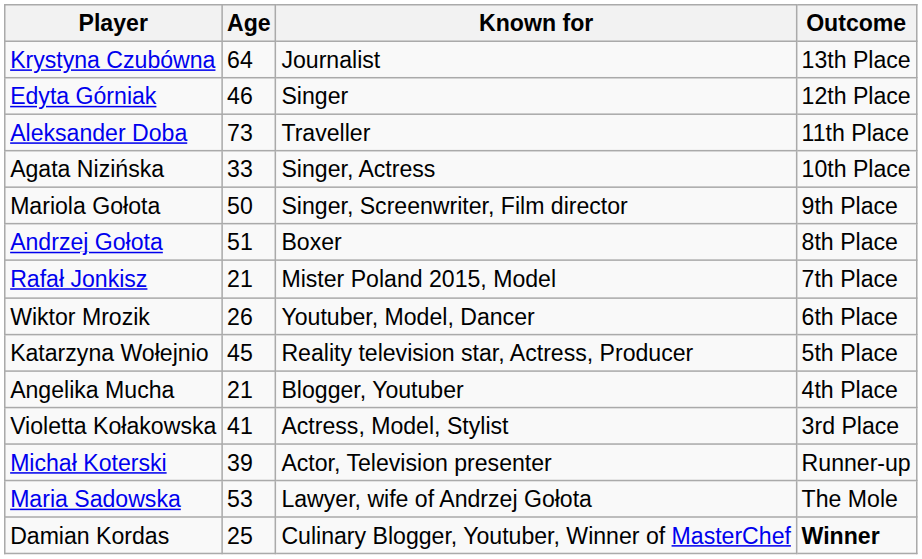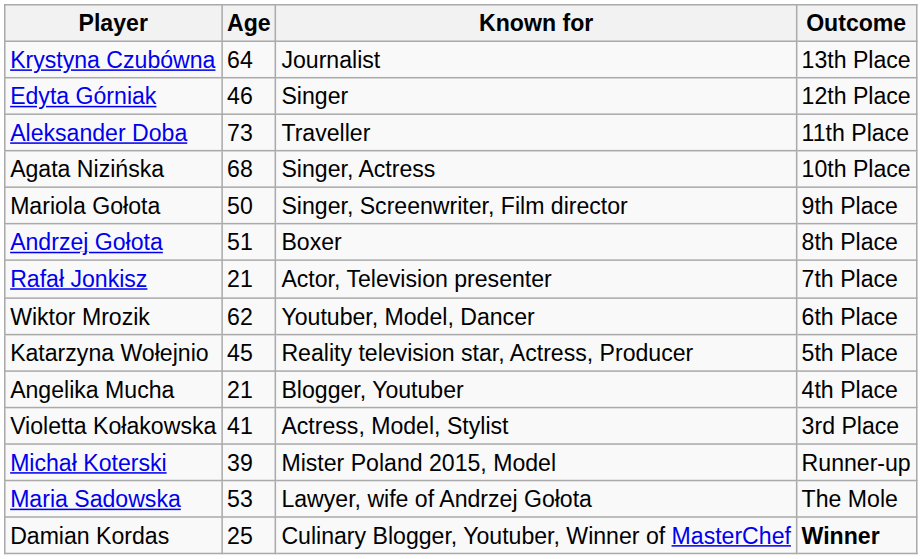(240, 170) 33 -> (240, 170) 68
(419, 279) Mister Poland 2015, Model -> (417, 279) Actor, Television presenter
(240, 316) 26 -> (240, 316) 62
(417, 462) Actor, Television presenter -> (419, 462) Mister Poland 2015, Model
